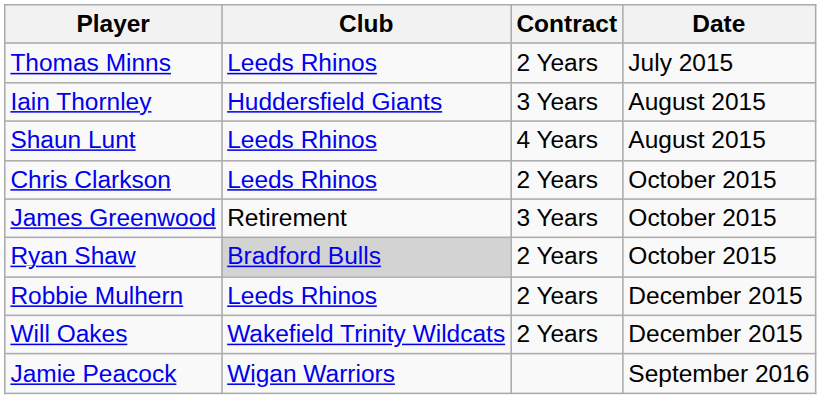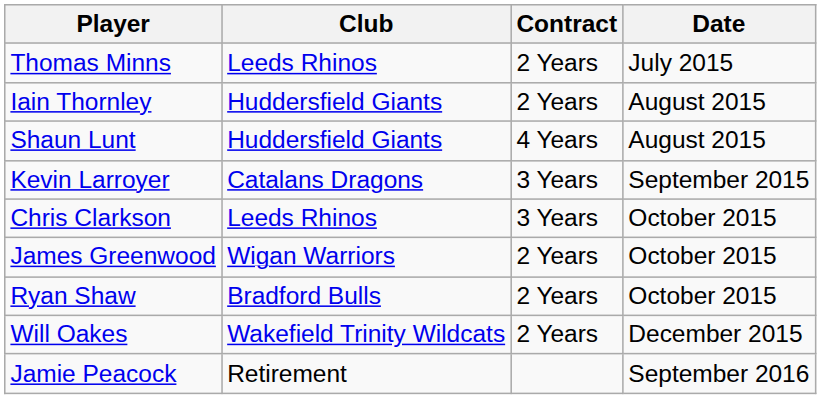(557, 101) 3 Years -> (557, 101) 2 Years
(302, 140) Leeds Rhinos -> (335, 140) Huddersfield Giants
+ row: (90, 179)
(557, 179) 2 Years -> (557, 218) 3 Years
(287, 218) Retirement -> (311, 256) Wigan Warriors
(557, 218) 3 Years -> (557, 256) 2 Years
(304, 256) lightgrey background -> (304, 295) no background
- row: (97, 295)
(311, 373) Wigan Warriors -> (287, 373) Retirement
